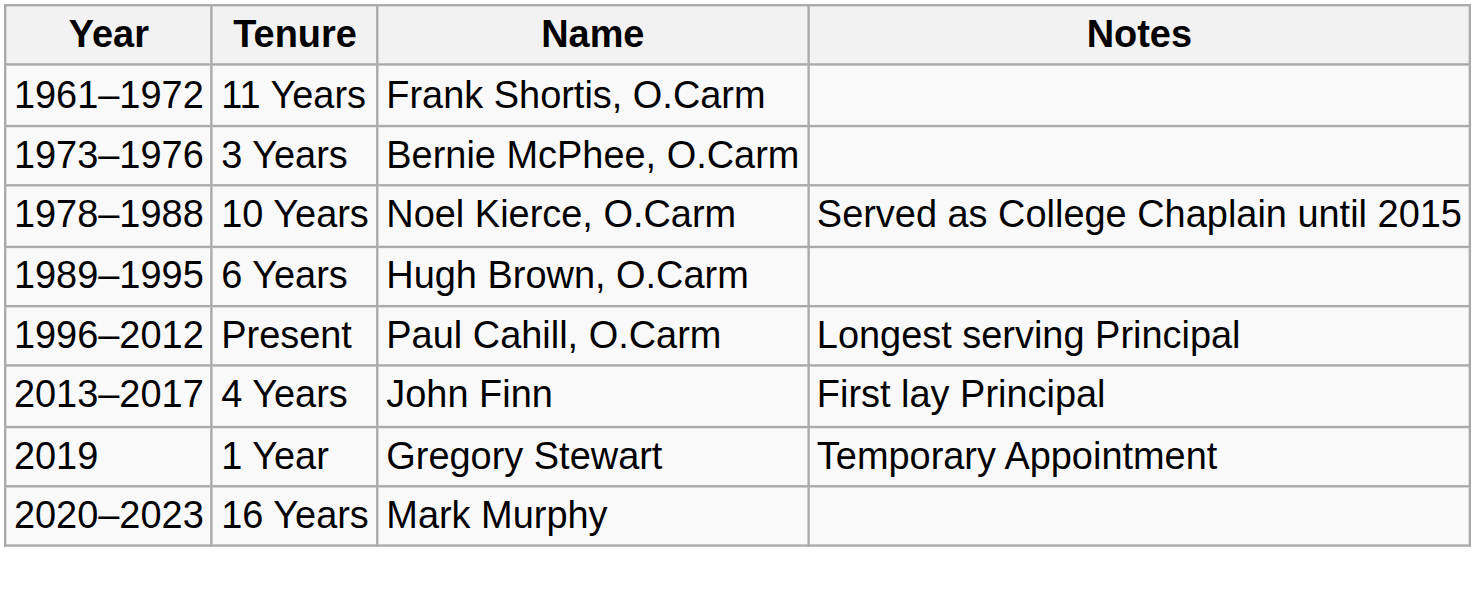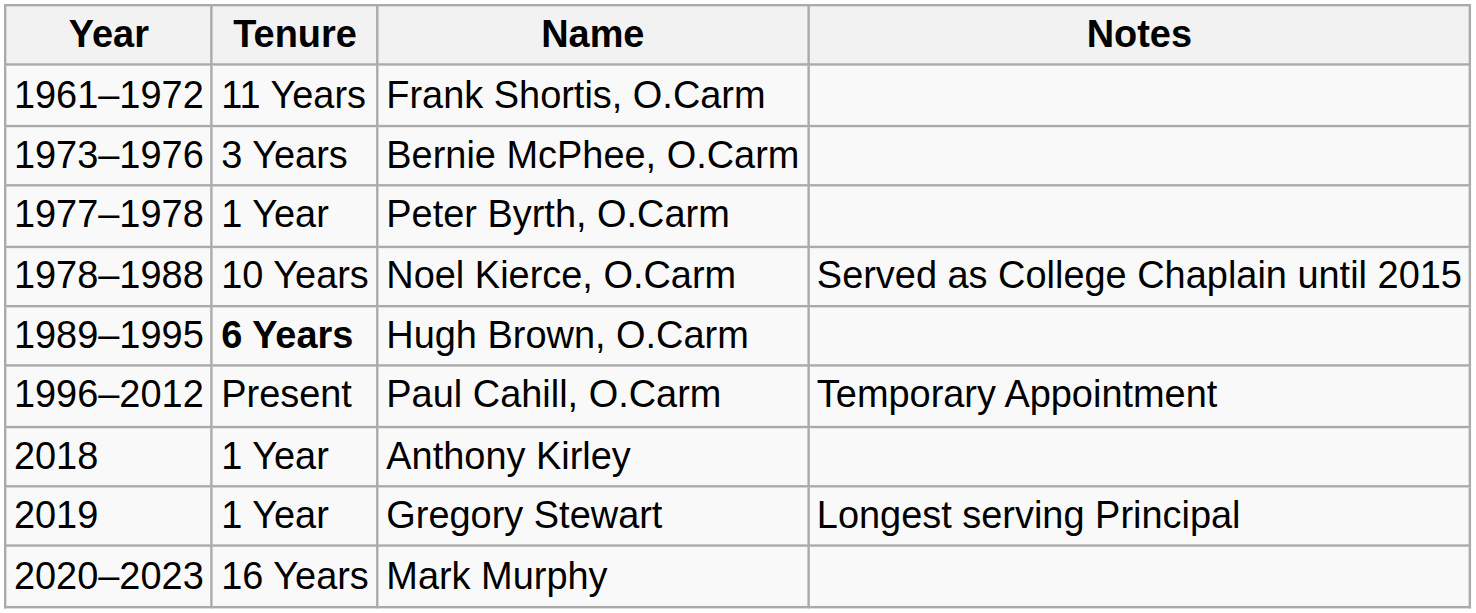+ row: (558, 214)
(284, 275) normal -> (287, 335) bold
(1029, 335) Longest serving Principal -> (1017, 395) Temporary Appointment
- row: (470, 395)
+ row: (509, 455)
(1017, 455) Temporary Appointment -> (1029, 515) Longest serving Principal
